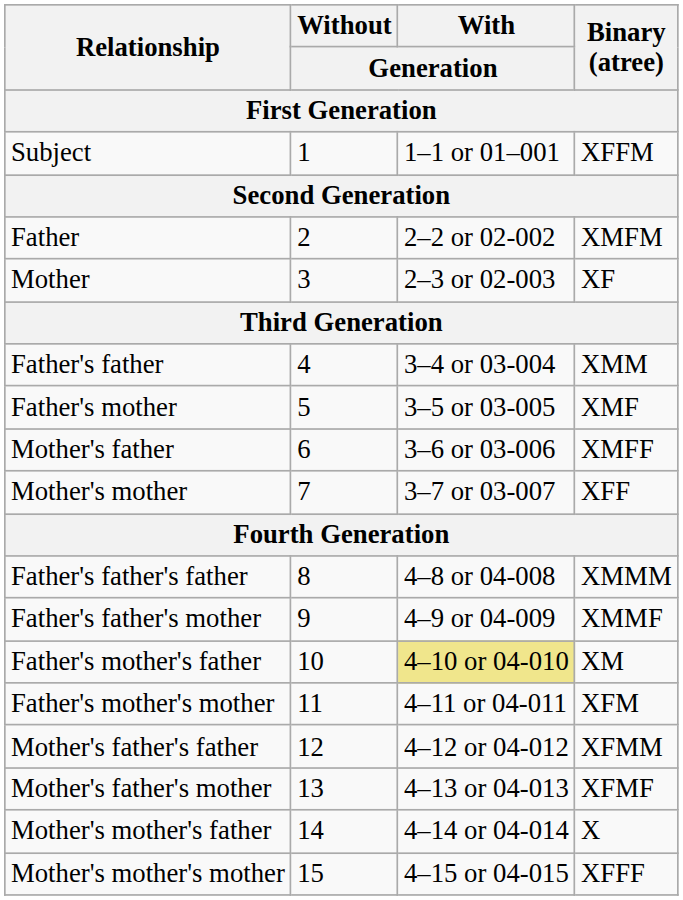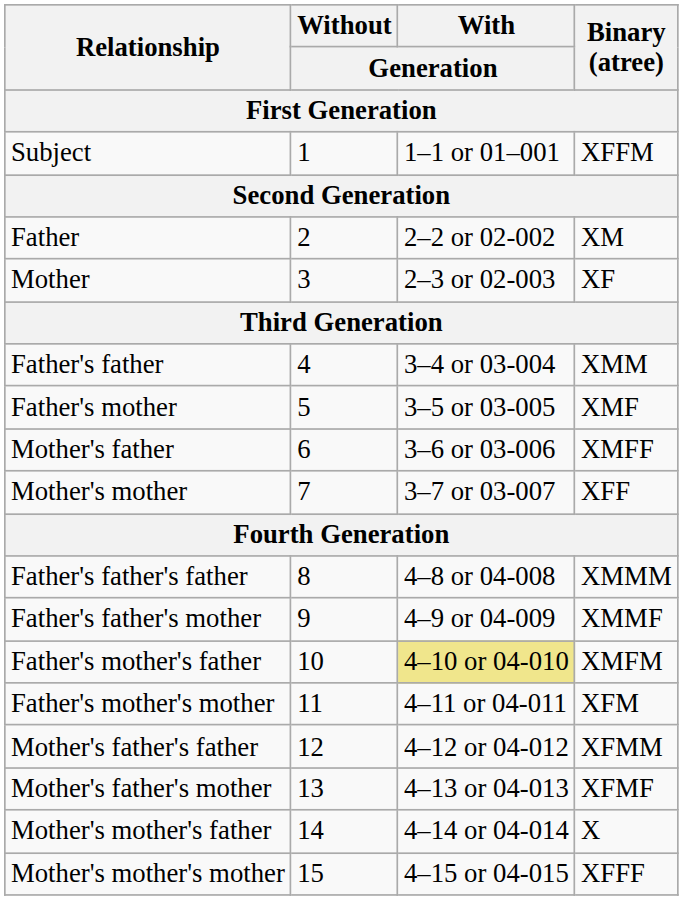(622, 237) XMFM -> (603, 237) XM
(603, 661) XM -> (622, 661) XMFM
